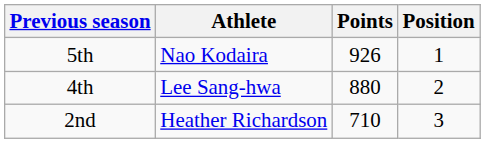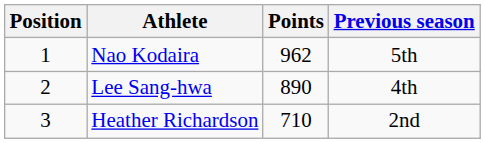columns swapped: (439, 21) <-> (80, 21)
(365, 54) 926 -> (296, 54) 962
(365, 87) 880 -> (296, 87) 890
